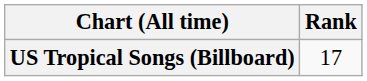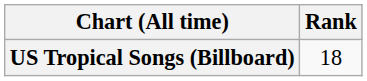(331, 57) 17 -> (331, 57) 18
